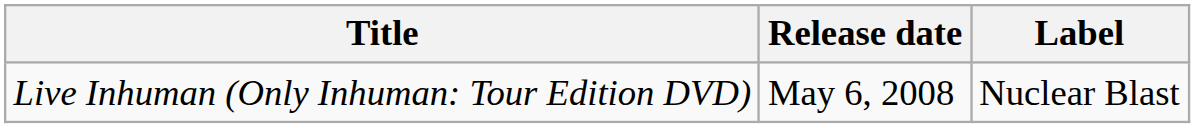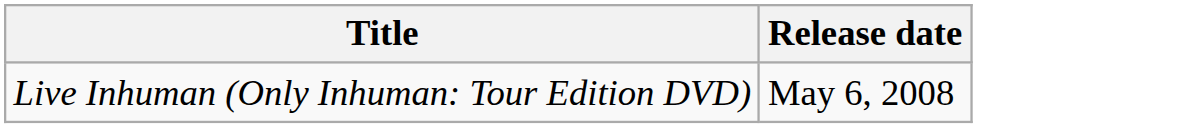- column: (1079, 33)
